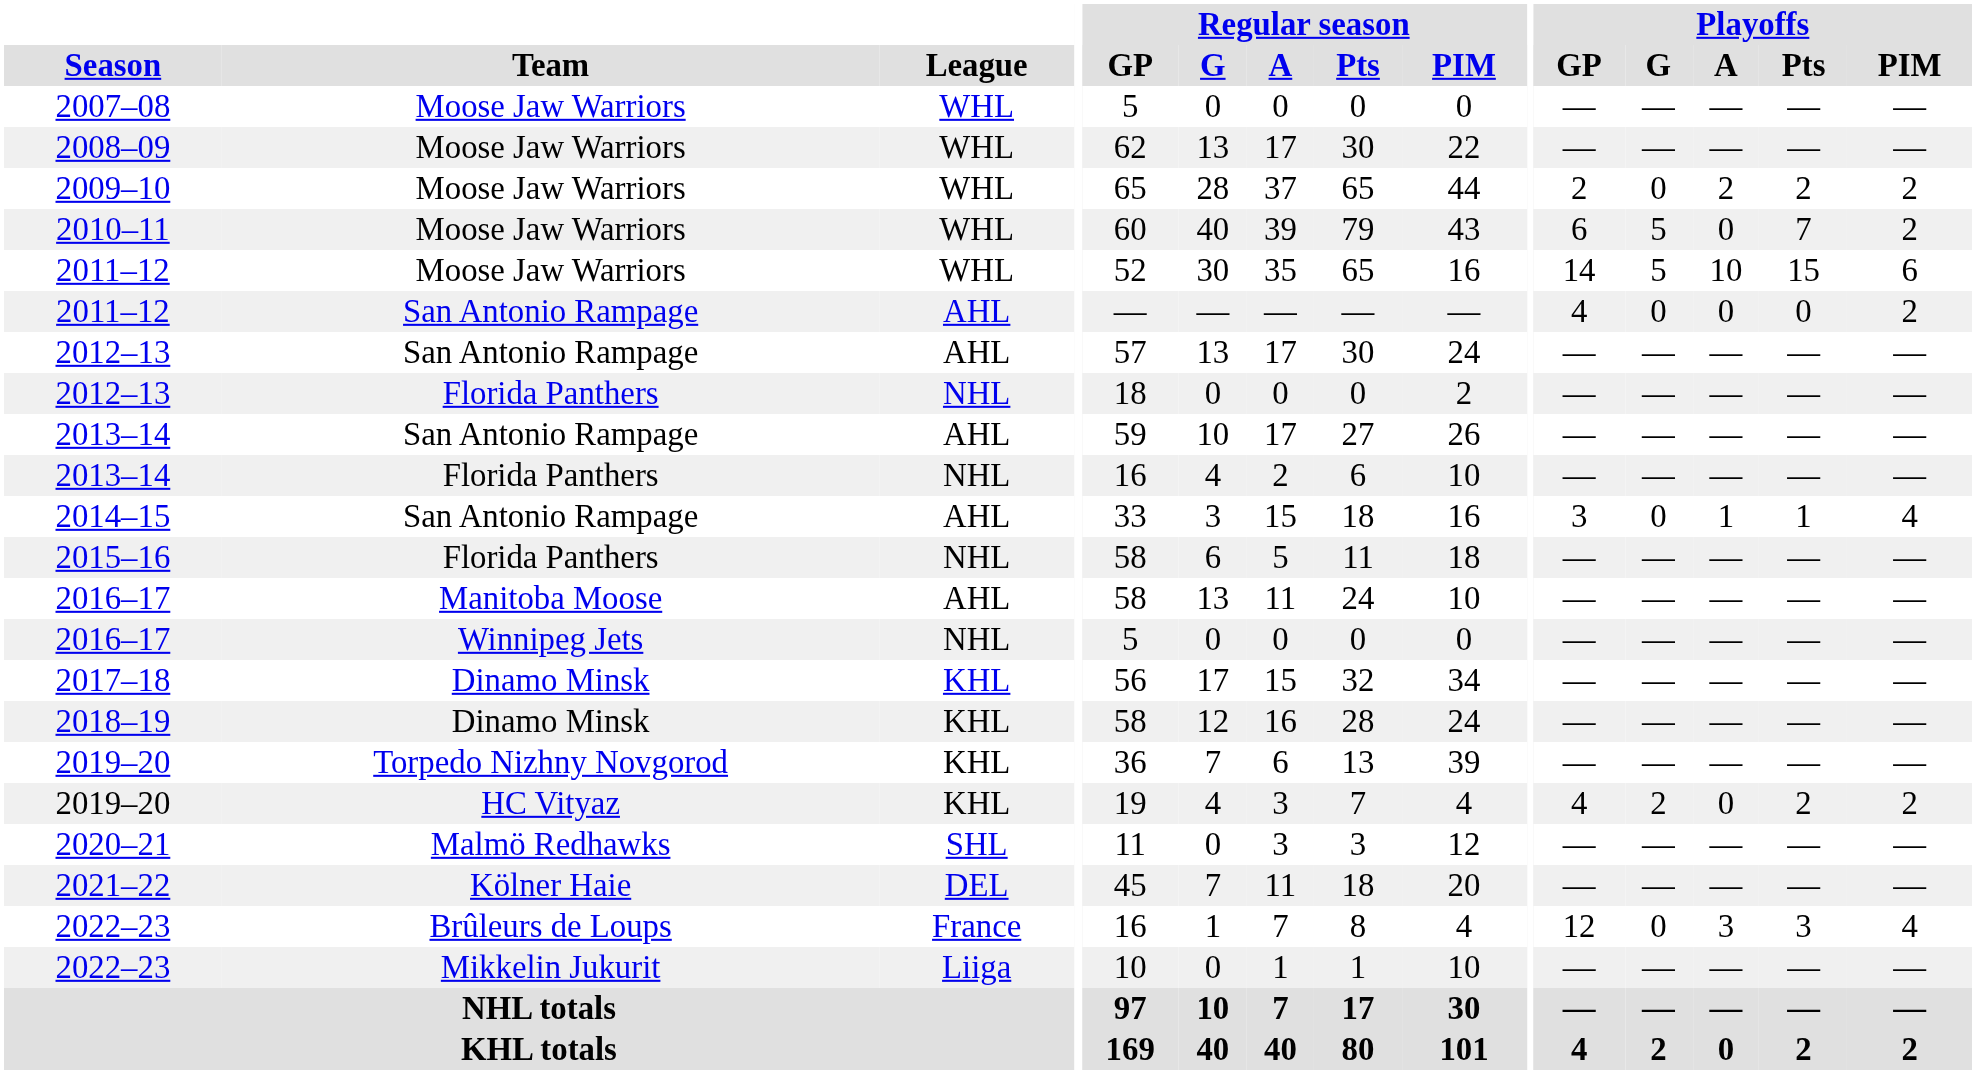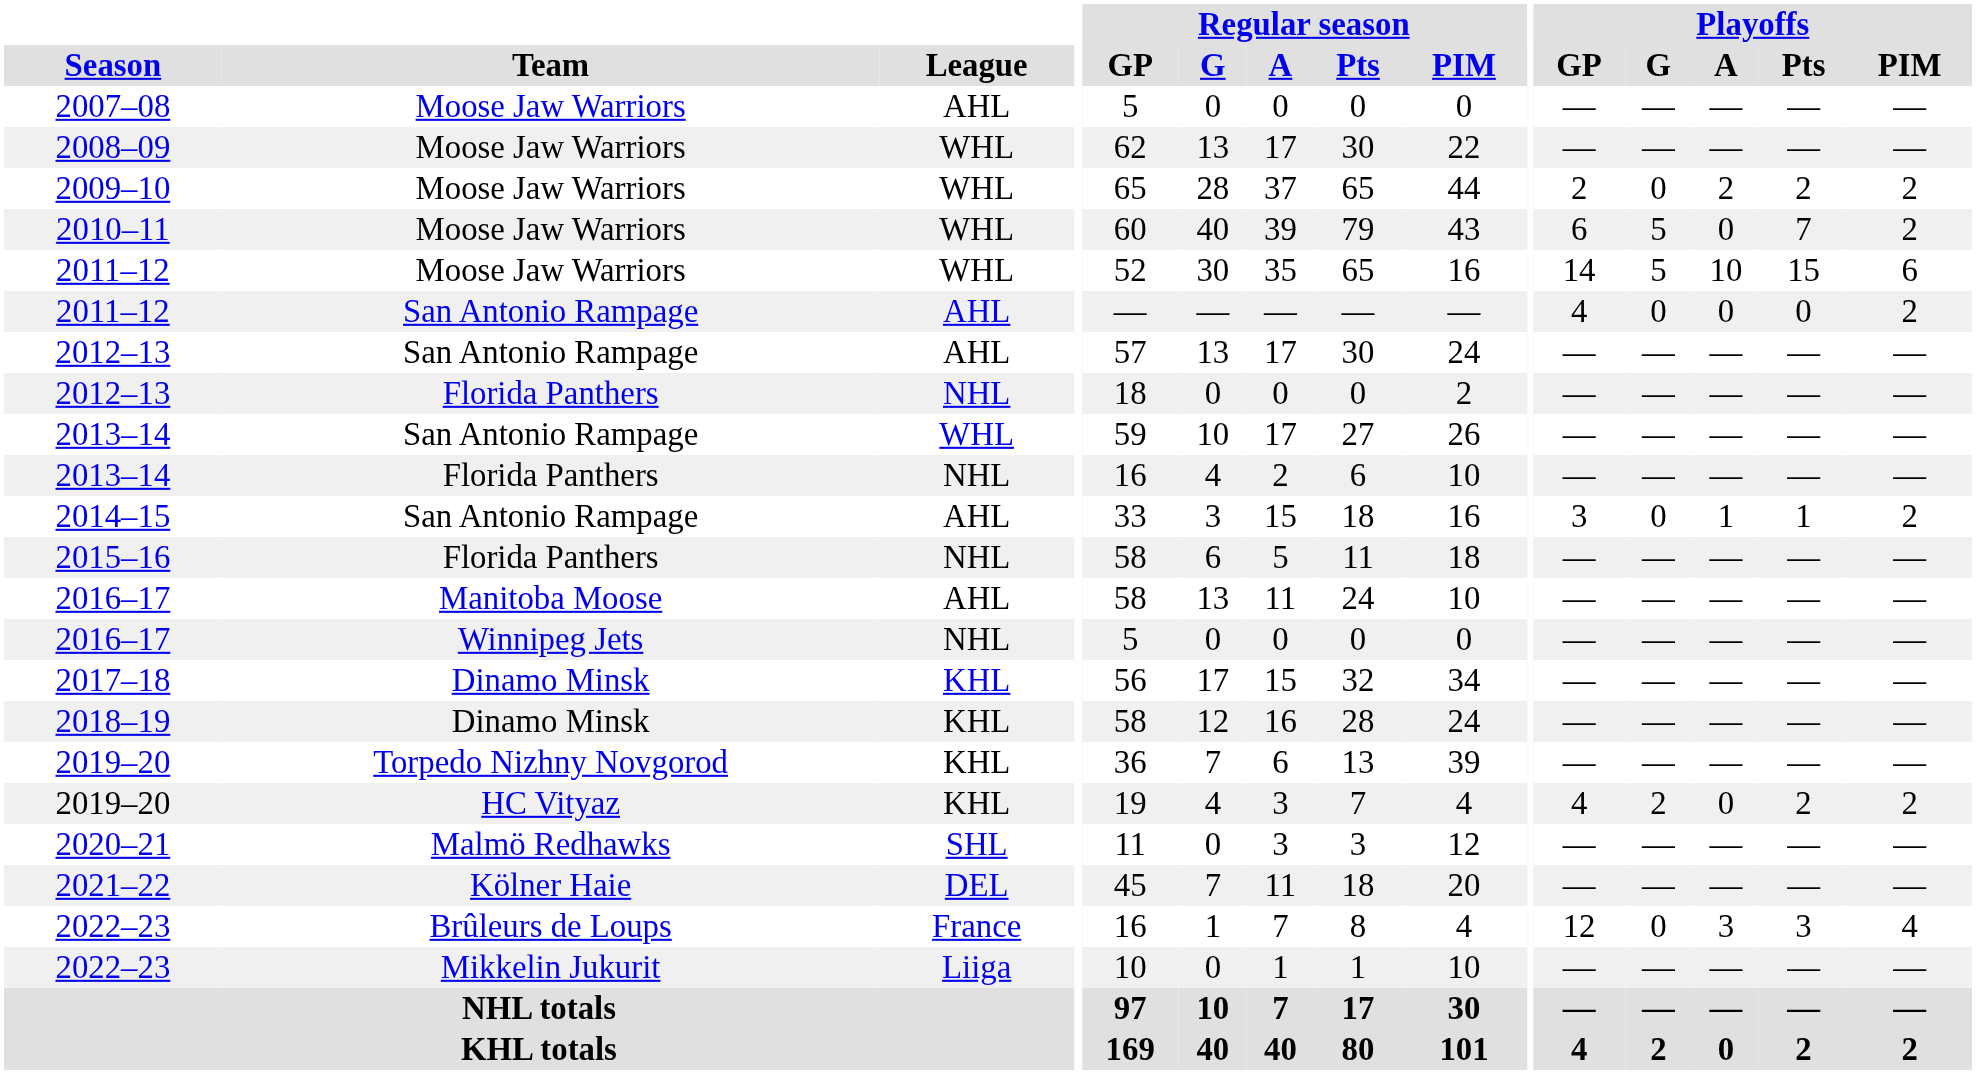(977, 105) WHL -> (977, 105) AHL
(977, 433) AHL -> (977, 433) WHL
(1910, 515) 4 -> (1910, 515) 2
